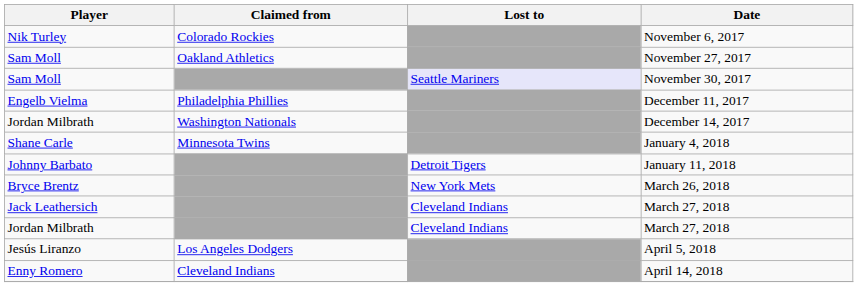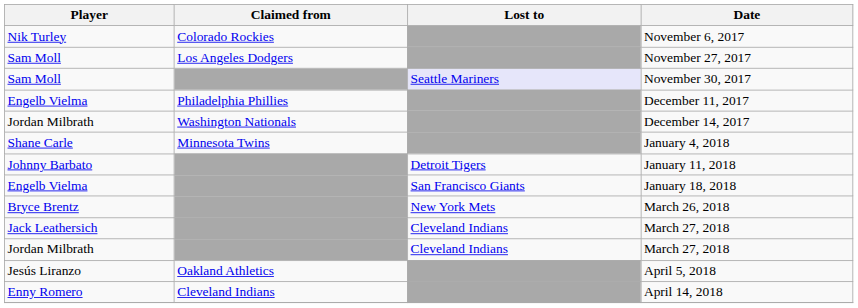(226, 57) Oakland Athletics -> (235, 57) Los Angeles Dodgers
+ row: (47, 185)
(235, 249) Los Angeles Dodgers -> (226, 270) Oakland Athletics
